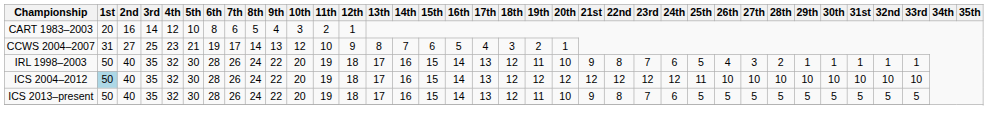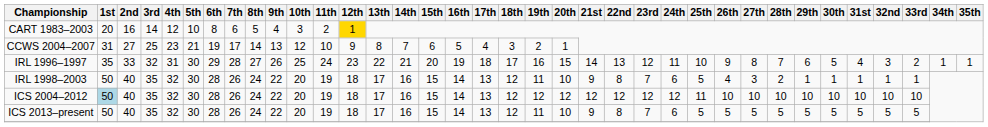(352, 29) no background -> (352, 29) gold background
+ row: (51, 63)
